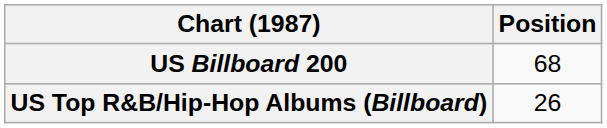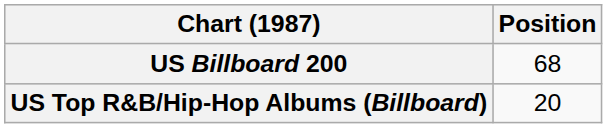(548, 102) 26 -> (548, 102) 20
